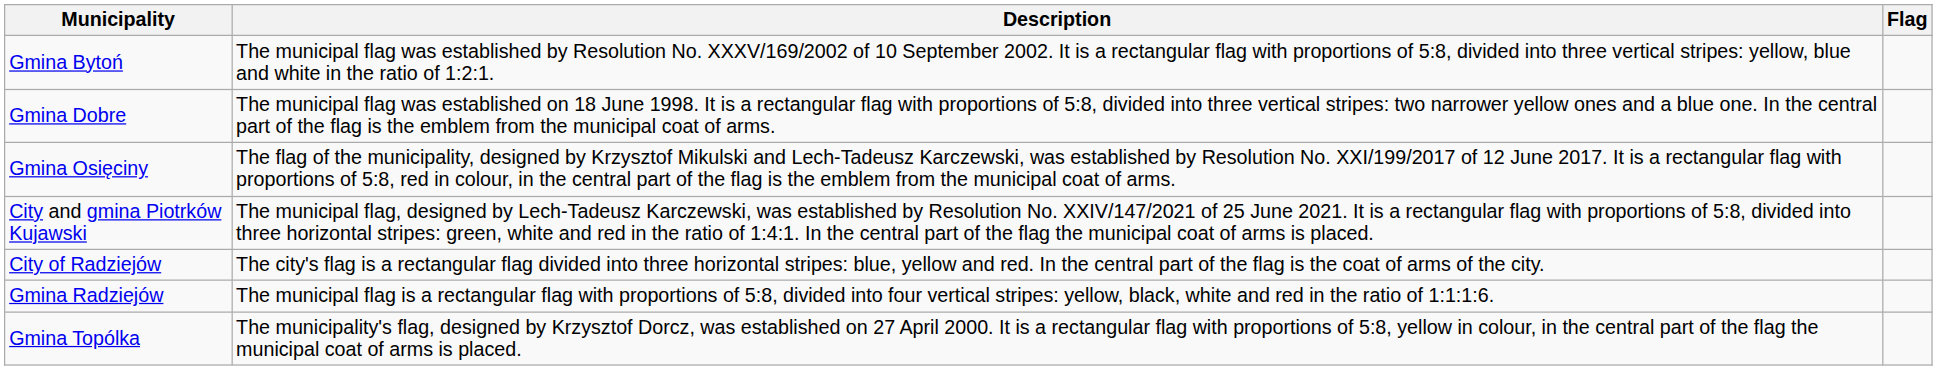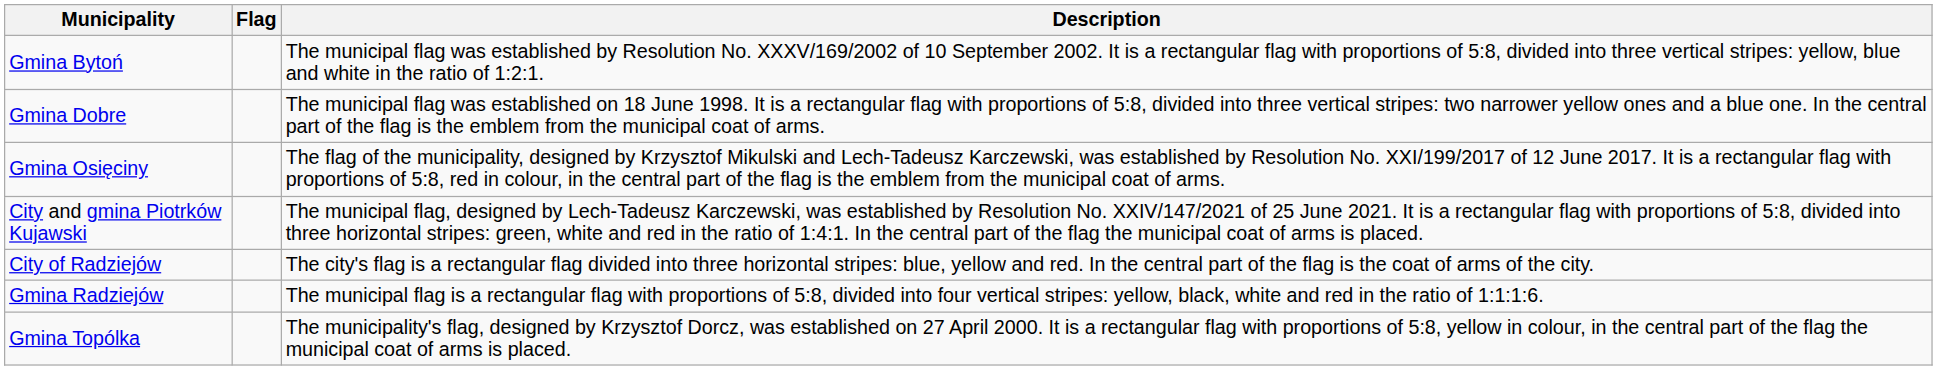columns swapped: (1907, 20) <-> (1057, 20)
